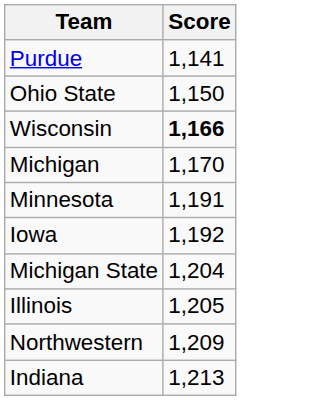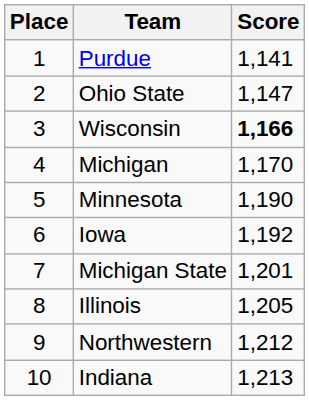+ column: (39, 22)
(196, 93) 1,150 -> (265, 93) 1,147
(196, 199) 1,191 -> (265, 199) 1,190
(196, 270) 1,204 -> (265, 270) 1,201
(196, 341) 1,209 -> (265, 341) 1,212
